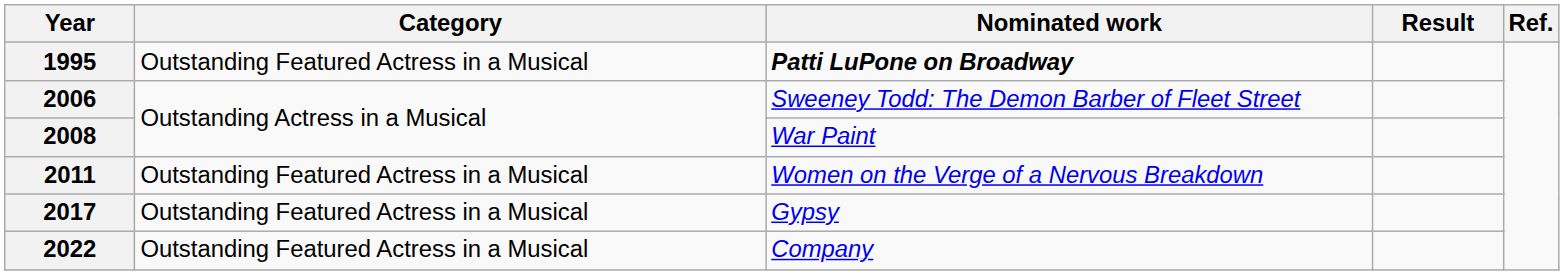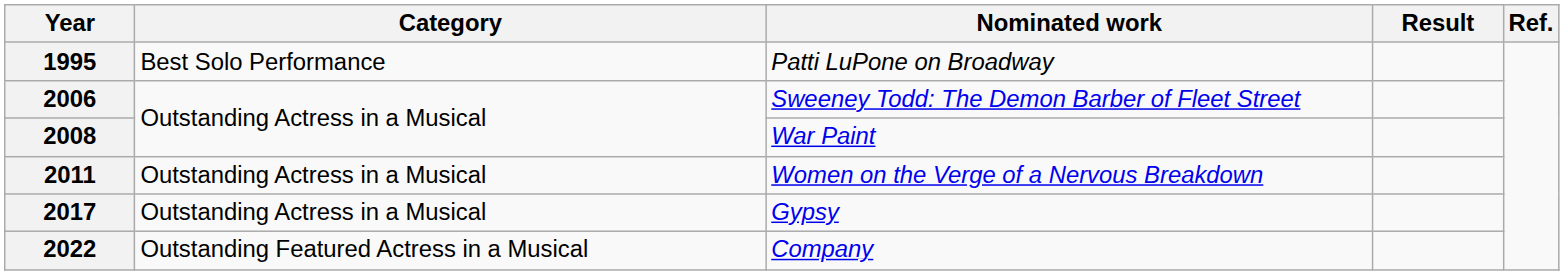(364, 61) Outstanding Featured Actress in a Musical -> (263, 61) Best Solo Performance
(922, 61) bold -> (912, 61) normal
(364, 174) Outstanding Featured Actress in a Musical -> (313, 174) Outstanding Actress in a Musical
(364, 212) Outstanding Featured Actress in a Musical -> (313, 212) Outstanding Actress in a Musical
